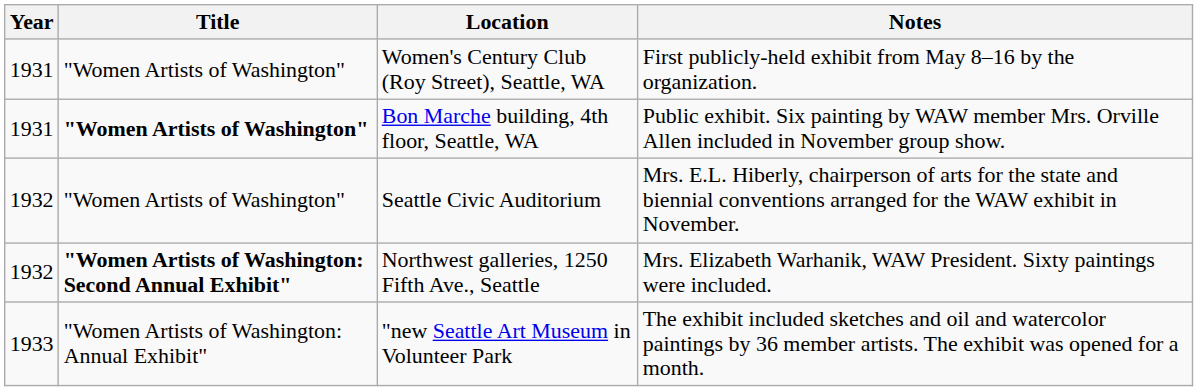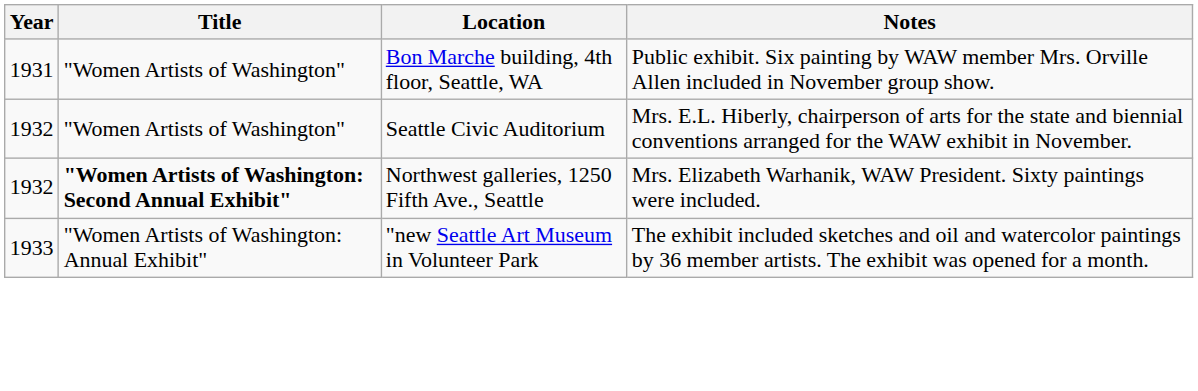- row: (493, 68)
(216, 128) bold -> (204, 68) normal
